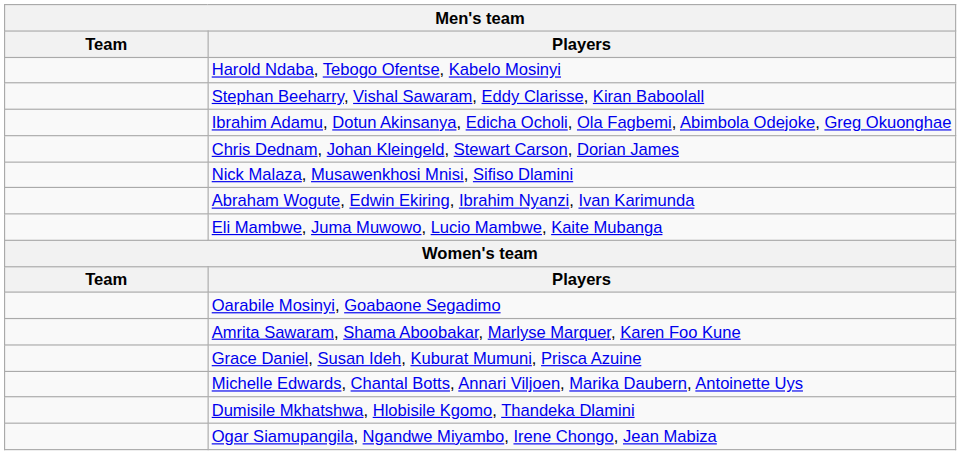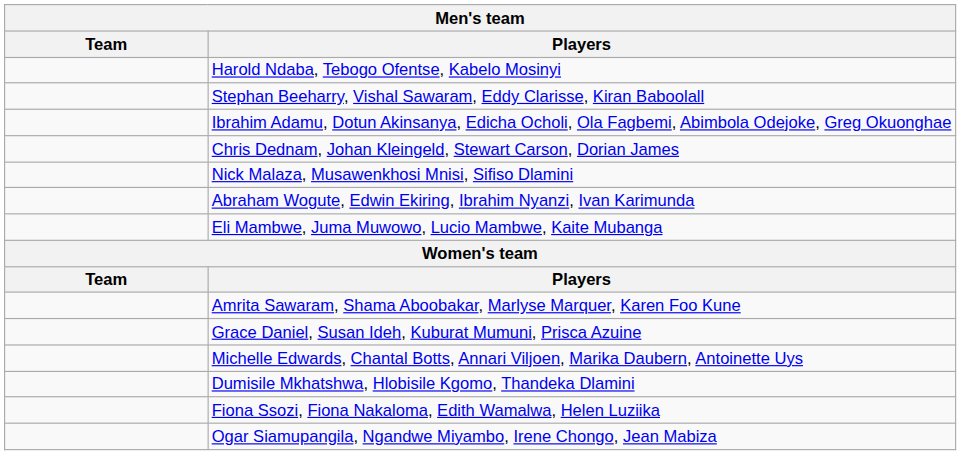- row: (356, 306)
+ row: (436, 410)
